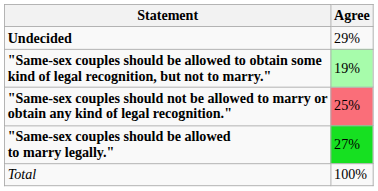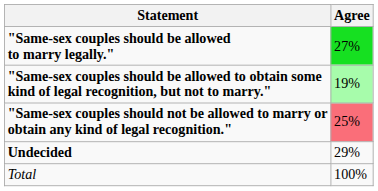rows swapped: (119, 144) <-> (40, 37)
